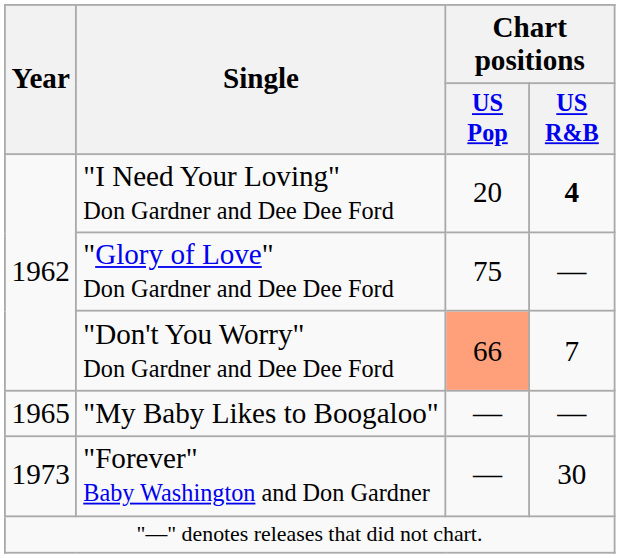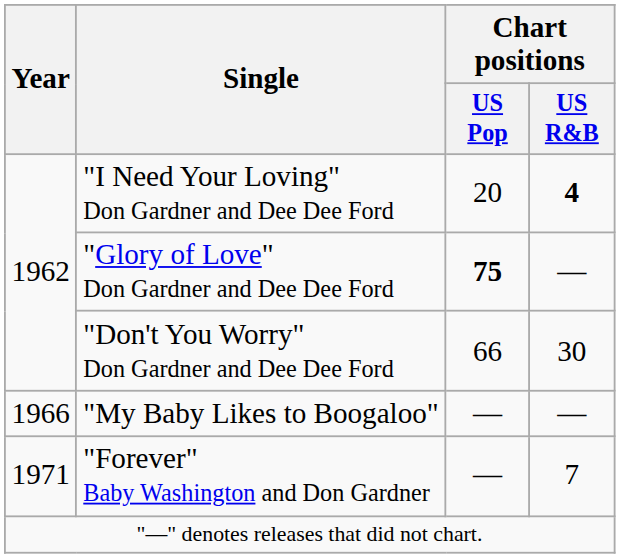(488, 271) normal -> (488, 271) bold
(488, 350) lightsalmon background -> (488, 350) no background
(572, 350) 7 -> (572, 350) 30
(41, 413) 1965 -> (41, 413) 1966
(41, 475) 1973 -> (41, 475) 1971
(572, 475) 30 -> (572, 475) 7
